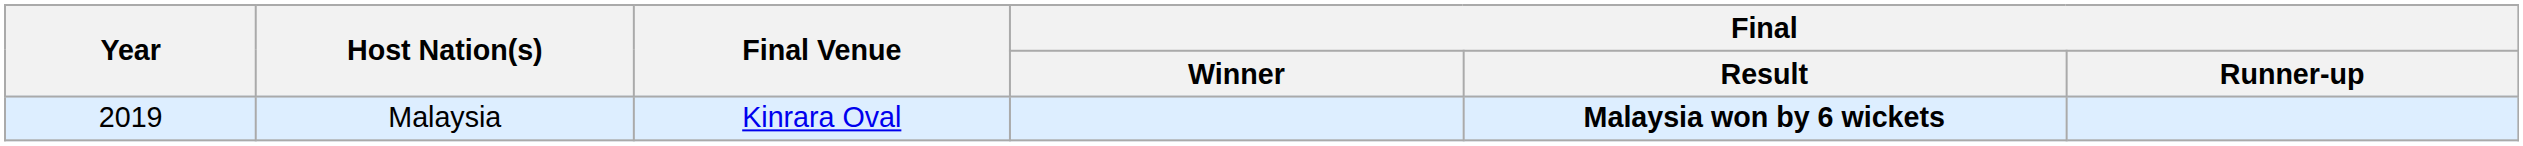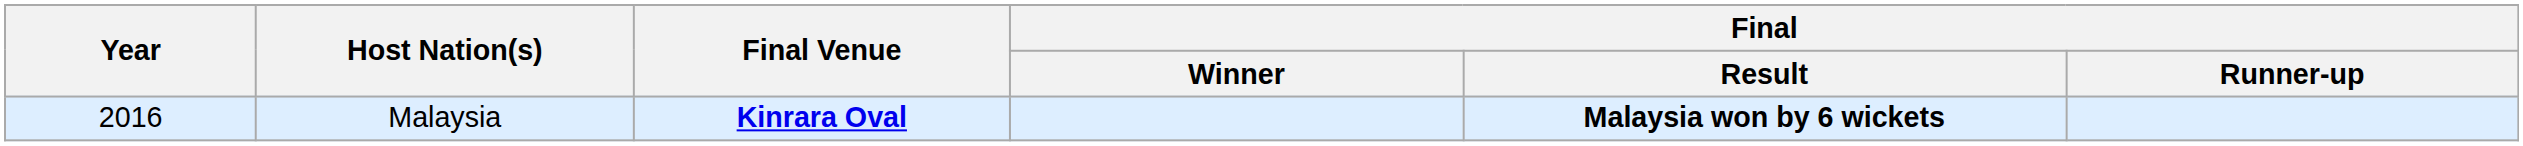(131, 119) 2019 -> (131, 119) 2016
(822, 119) normal -> (822, 119) bold
